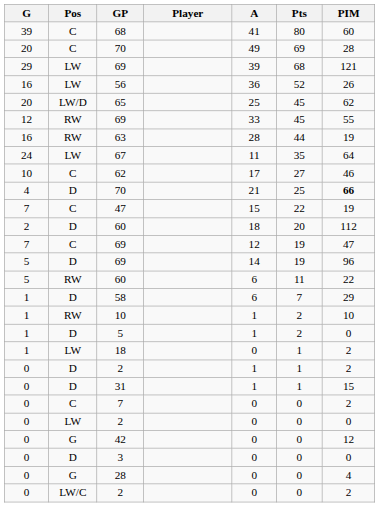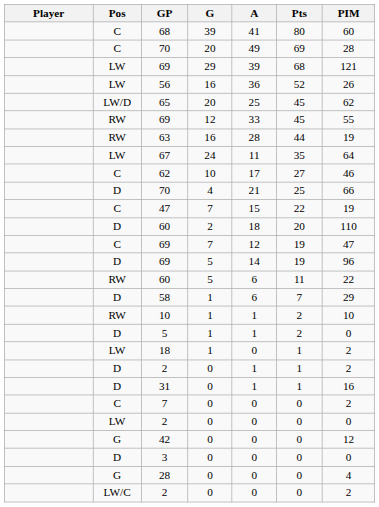columns swapped: (188, 13) <-> (26, 13)
(349, 191) bold -> (349, 191) normal
(349, 226) 112 -> (349, 226) 110
(349, 386) 15 -> (349, 386) 16
